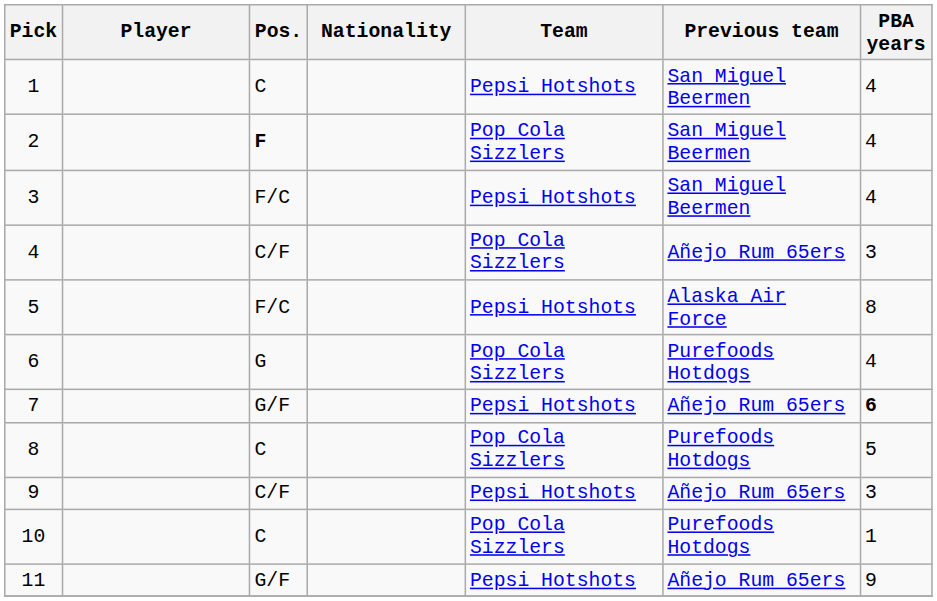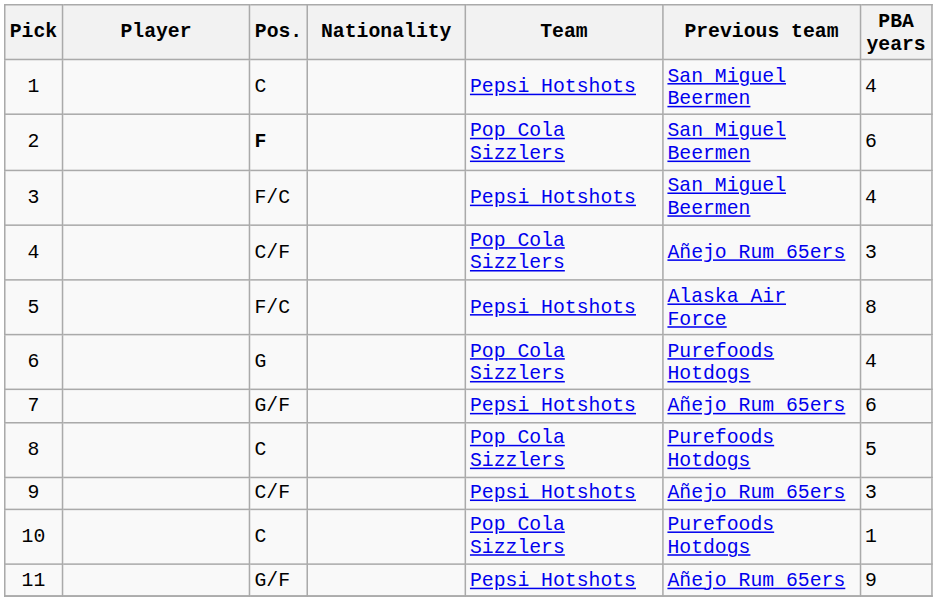(871, 142) 4 -> (871, 142) 6
(871, 406) bold -> (871, 406) normal
